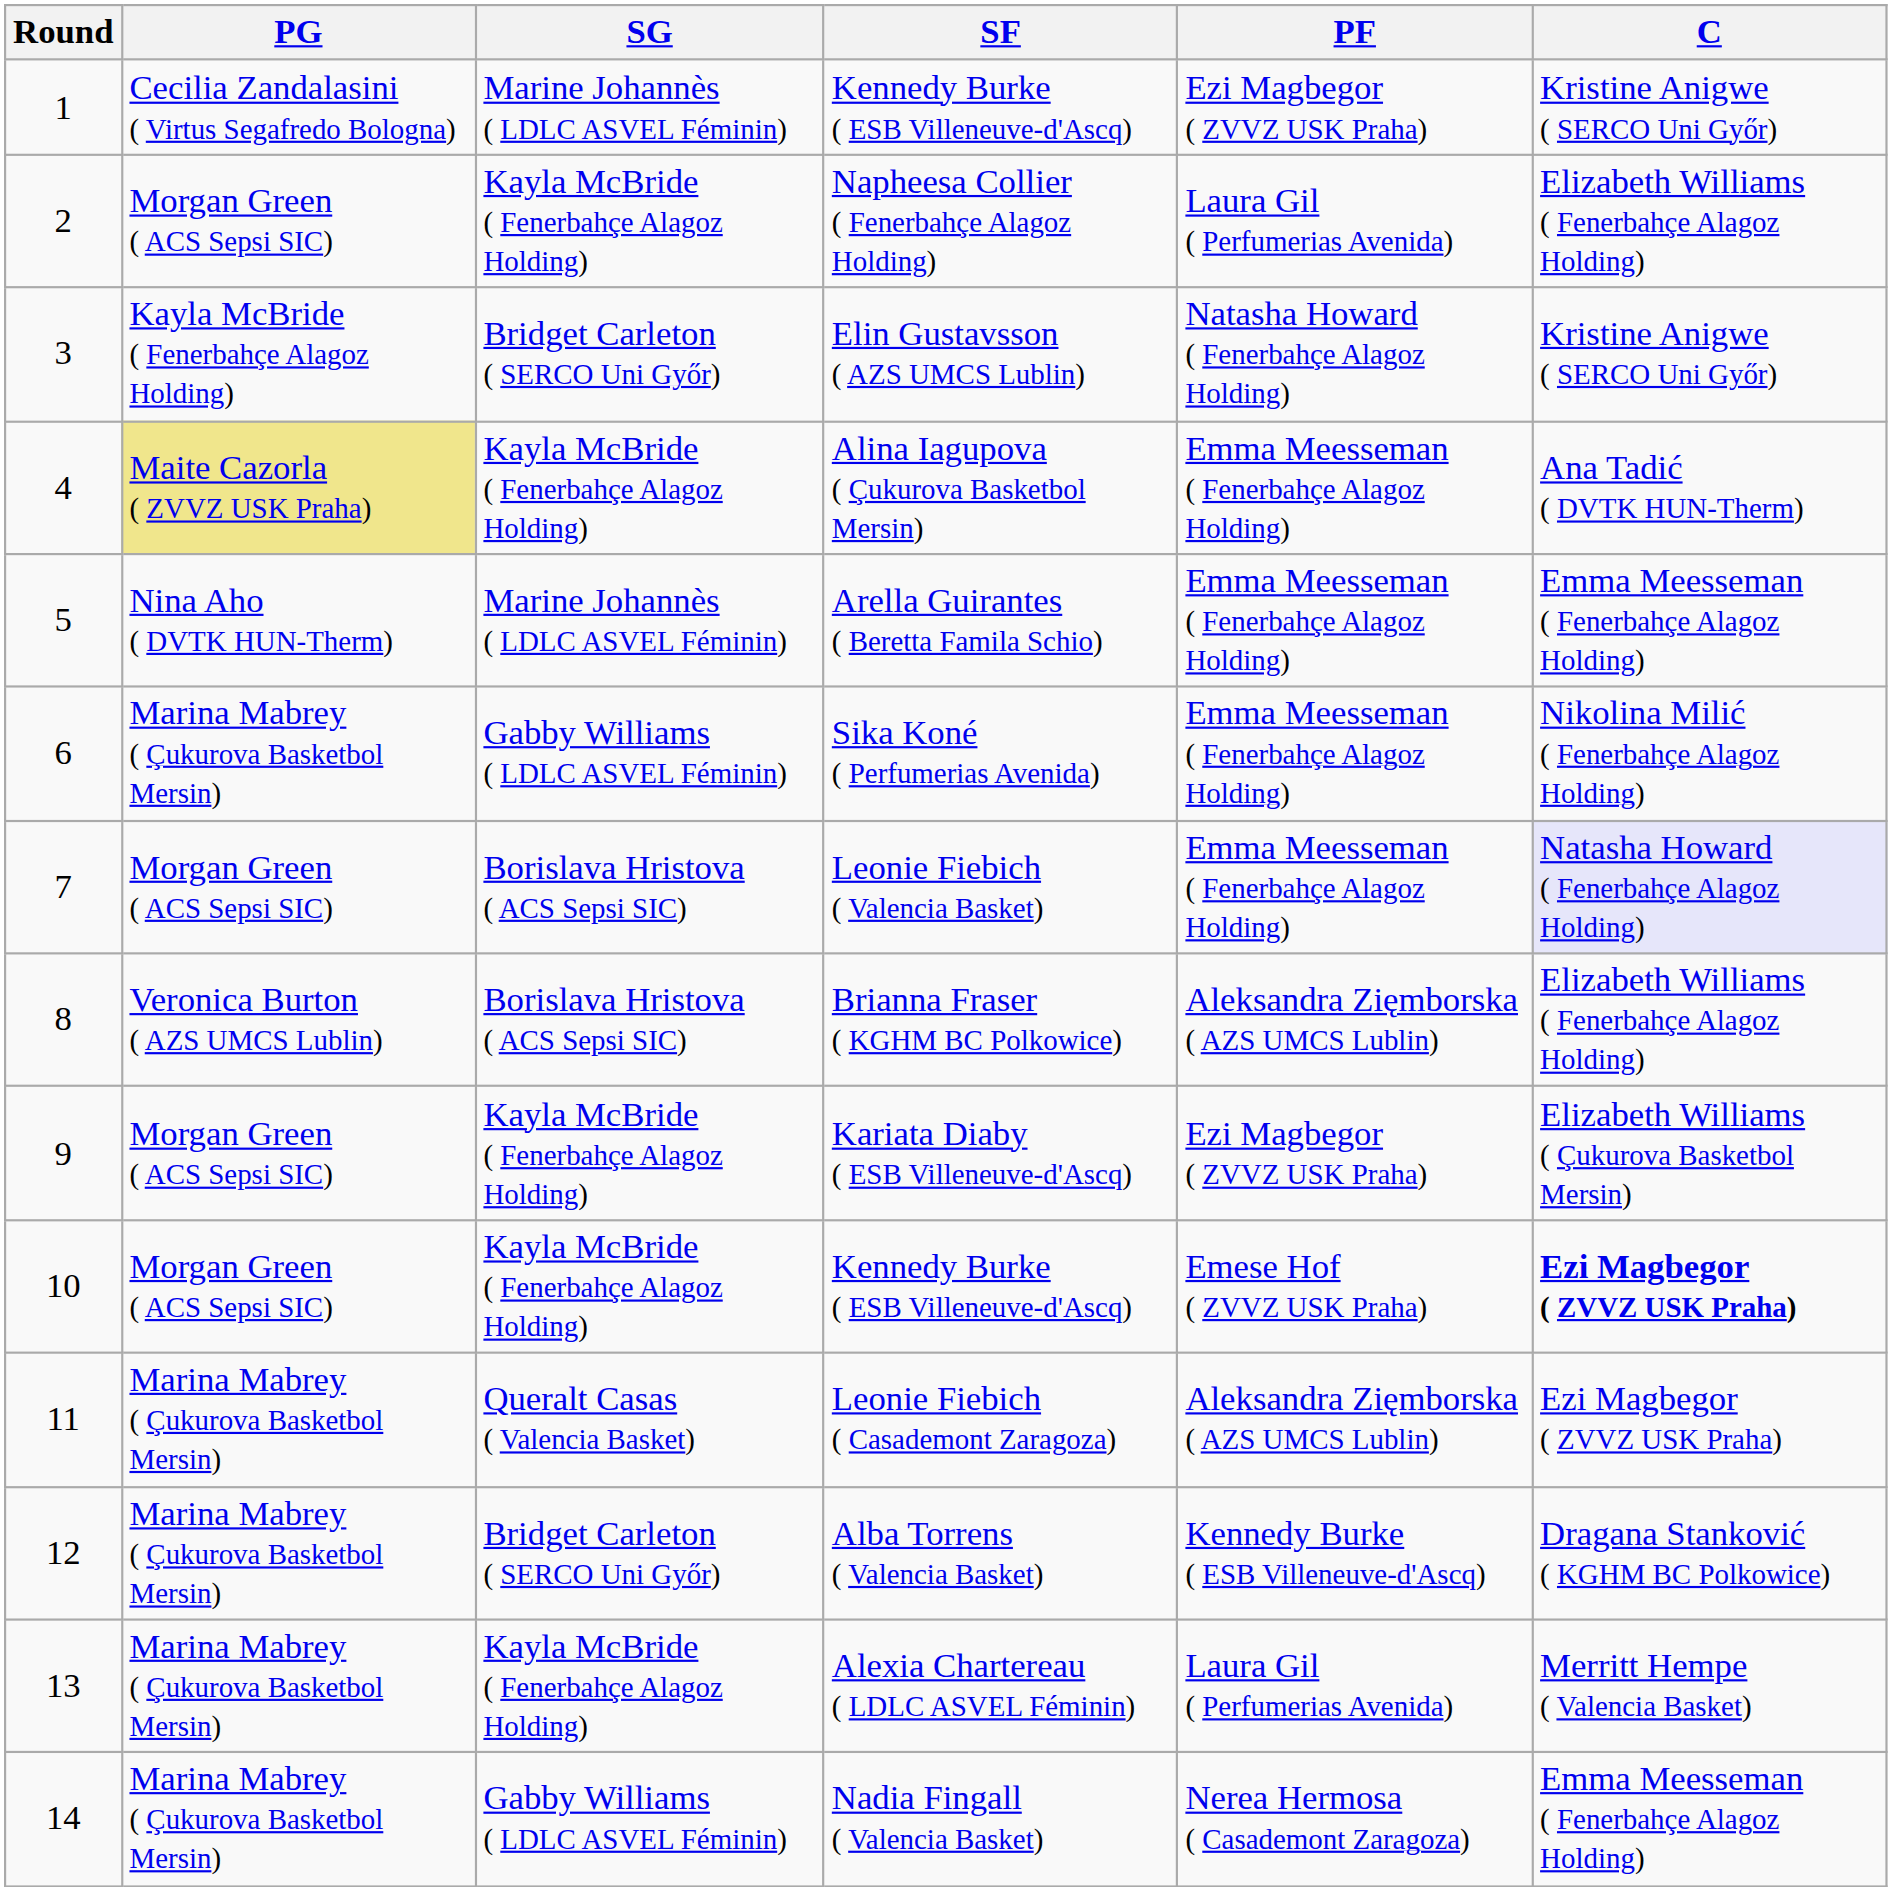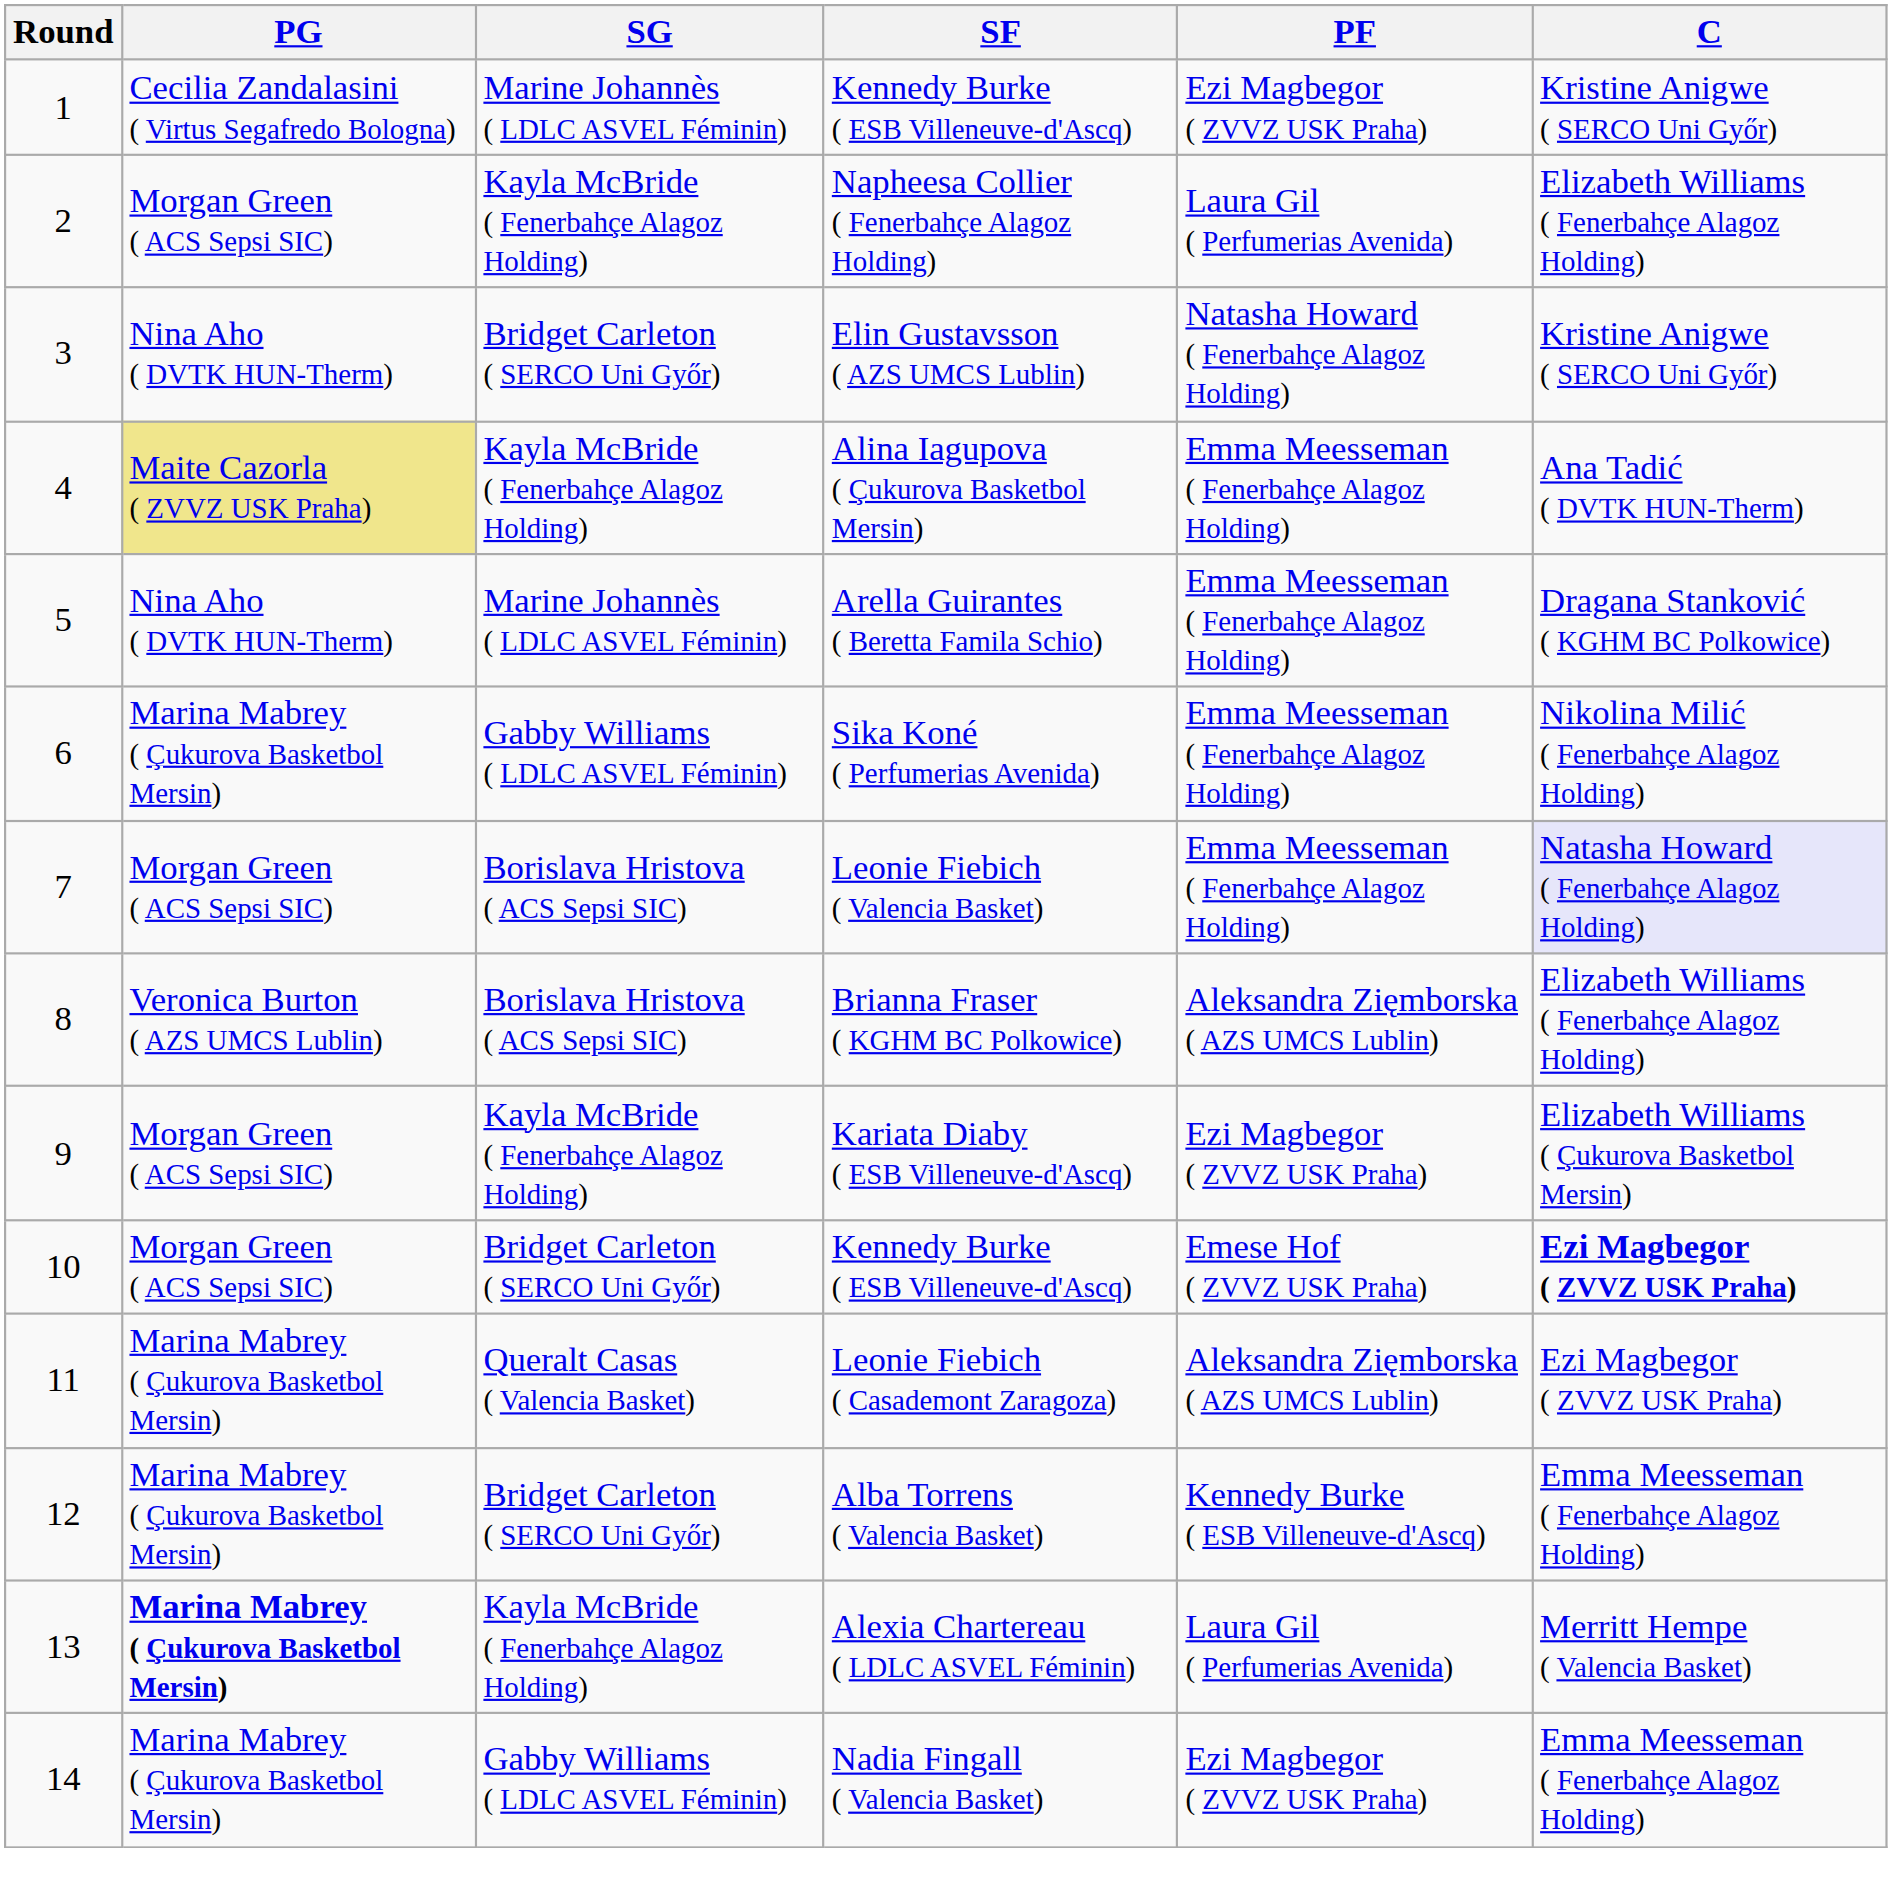(249, 353) Kayla McBride ( Fenerbahçe Alagoz Holding) -> (261, 353) Nina Aho ( DVTK HUN-Therm)
(1672, 619) Emma Meesseman ( Fenerbahçe Alagoz Holding) -> (1685, 619) Dragana Stanković ( KGHM BC Polkowice)
(603, 1285) Kayla McBride ( Fenerbahçe Alagoz Holding) -> (602, 1266) Bridget Carleton ( SERCO Uni Győr)
(1685, 1552) Dragana Stanković ( KGHM BC Polkowice) -> (1672, 1513) Emma Meesseman ( Fenerbahçe Alagoz Holding)
(256, 1685) normal -> (265, 1646) bold
(1328, 1818) Nerea Hermosa ( Casademont Zaragoza) -> (1306, 1779) Ezi Magbegor ( ZVVZ USK Praha)
